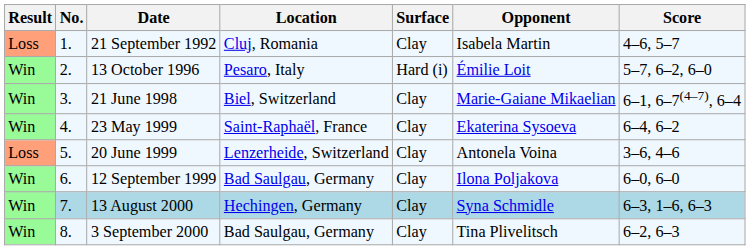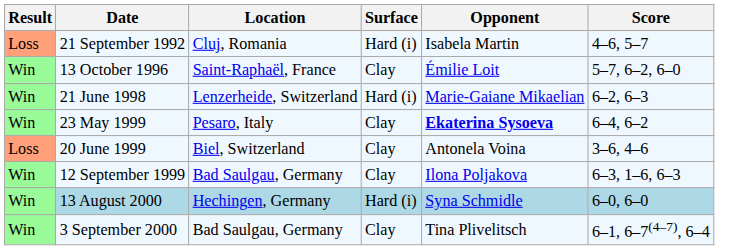- column: (72, 17)
(411, 43) Clay -> (391, 43) Hard (i)
(264, 69) Pesaro, Italy -> (264, 69) Saint-Raphaël, France
(422, 69) Hard (i) -> (380, 69) Clay
(280, 97) Biel, Switzerland -> (275, 95) Lenzerheide, Switzerland
(411, 97) Clay -> (391, 95) Hard (i)
(682, 97) 6–1, 6–7(4–7), 6–4 -> (620, 95) 6–2, 6–3
(296, 126) Saint-Raphaël, France -> (233, 121) Pesaro, Italy
(516, 126) normal -> (489, 121) bold
(306, 152) Lenzerheide, Switzerland -> (249, 148) Biel, Switzerland
(651, 178) 6–0, 6–0 -> (636, 174) 6–3, 1–6, 6–3
(411, 204) Clay -> (391, 200) Hard (i)
(667, 204) 6–3, 1–6, 6–3 -> (620, 200) 6–0, 6–0
(651, 231) 6–2, 6–3 -> (651, 228) 6–1, 6–7(4–7), 6–4
